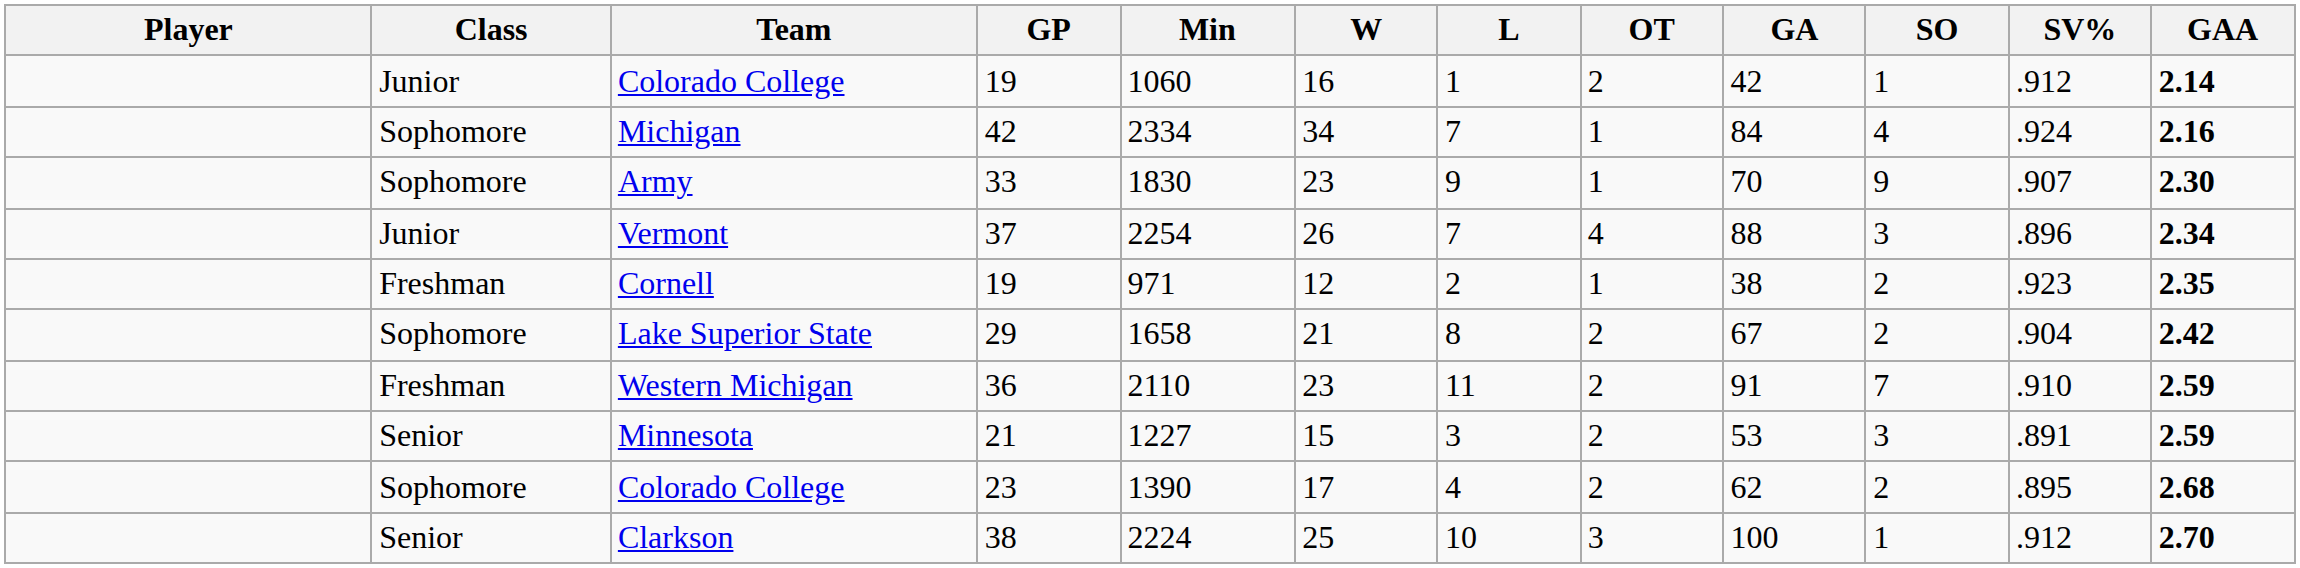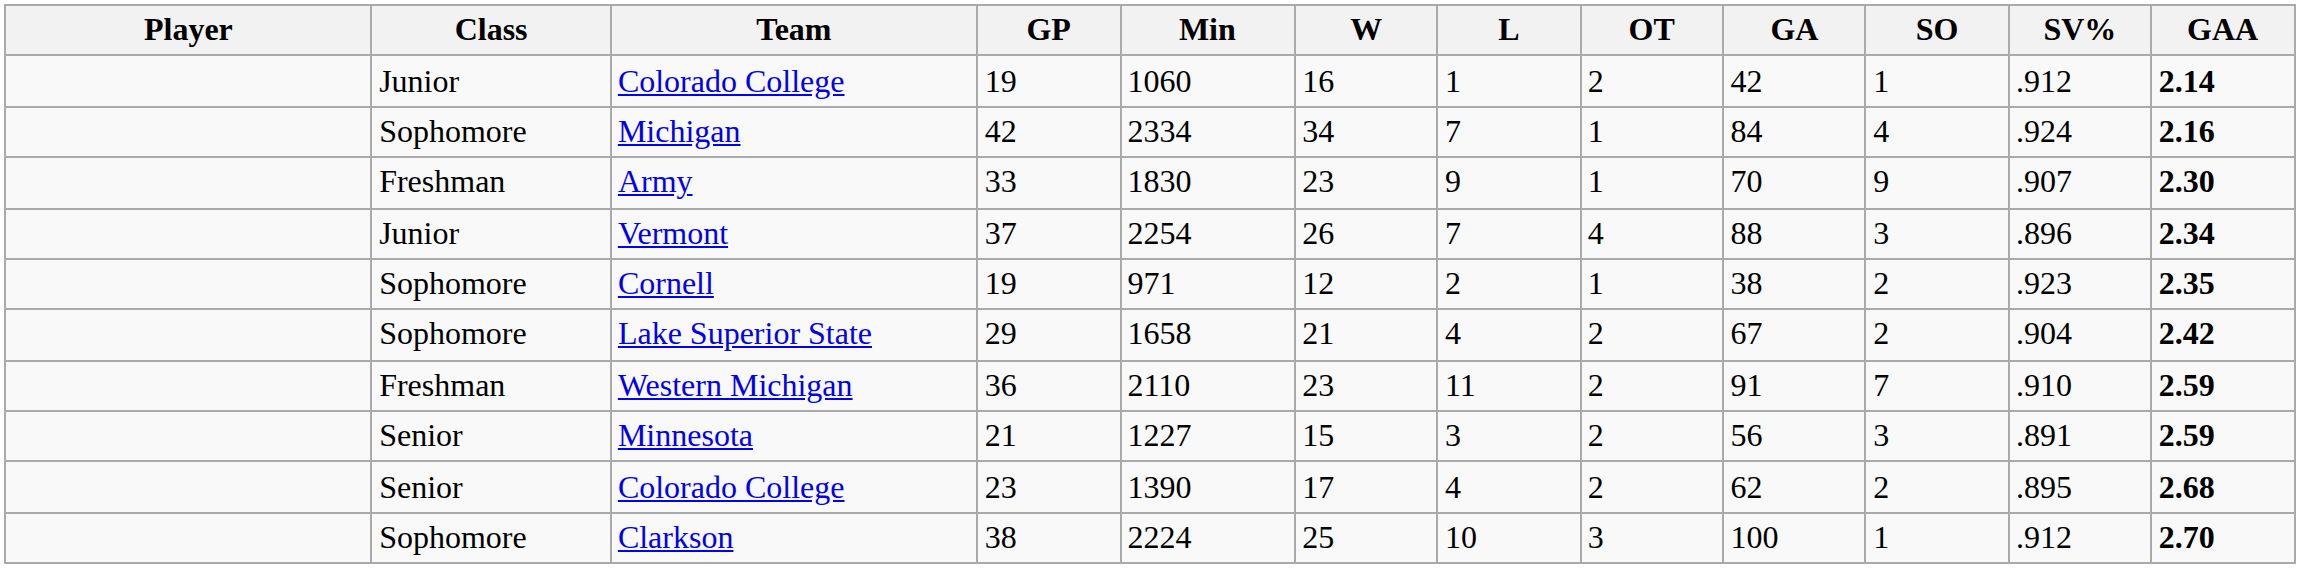(453, 182) Sophomore -> (442, 182) Freshman
(442, 283) Freshman -> (453, 283) Sophomore
(1453, 334) 8 -> (1453, 334) 4
(1746, 435) 53 -> (1746, 435) 56
(453, 486) Sophomore -> (421, 486) Senior
(421, 537) Senior -> (453, 537) Sophomore
